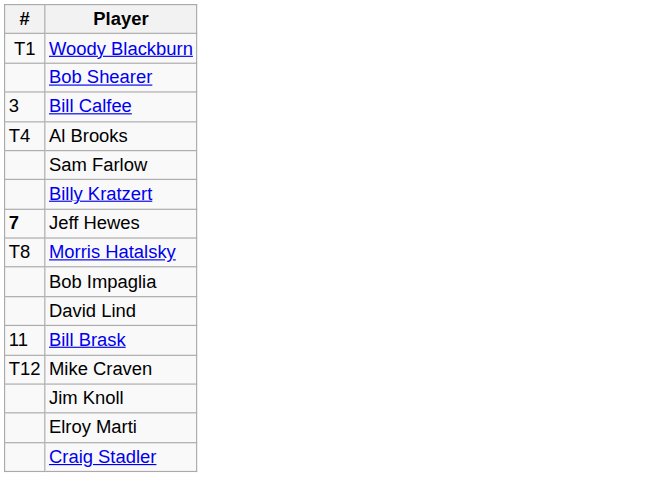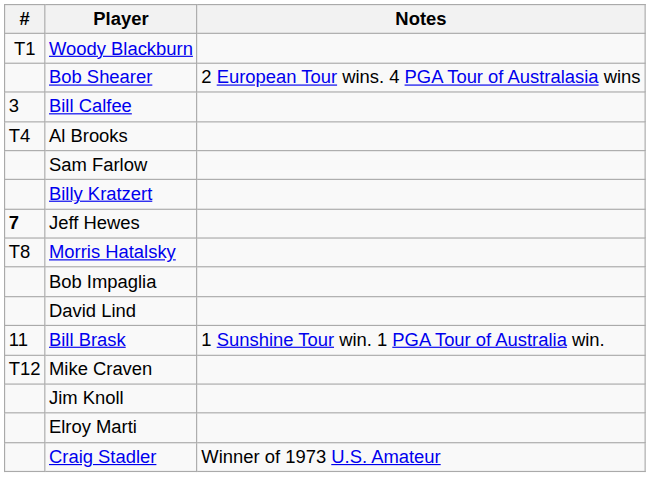+ column: (421, 19)
